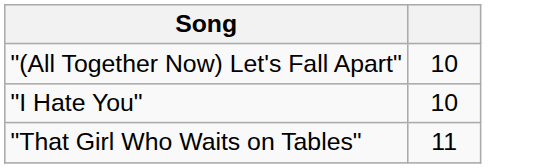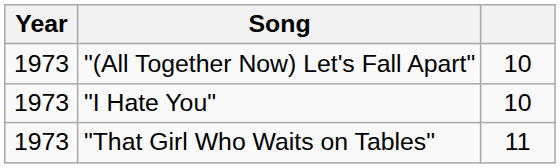+ column: (41, 24)
